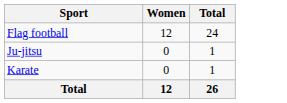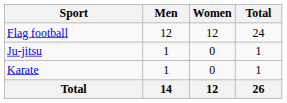+ column: (166, 13)
